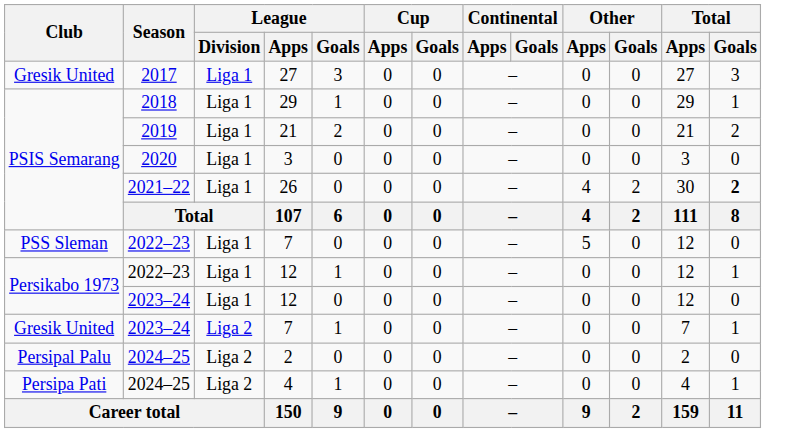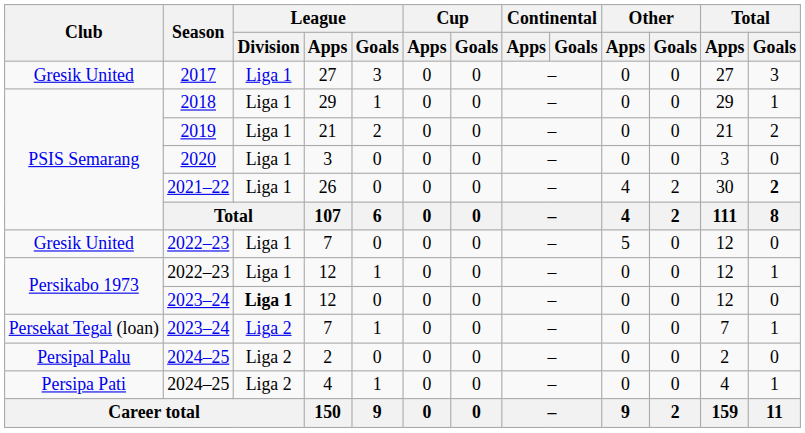(64, 243) PSS Sleman -> (84, 243) Gresik United
(229, 300) normal -> (269, 300) bold
(64, 328) Gresik United -> (84, 328) Persekat Tegal (loan)
